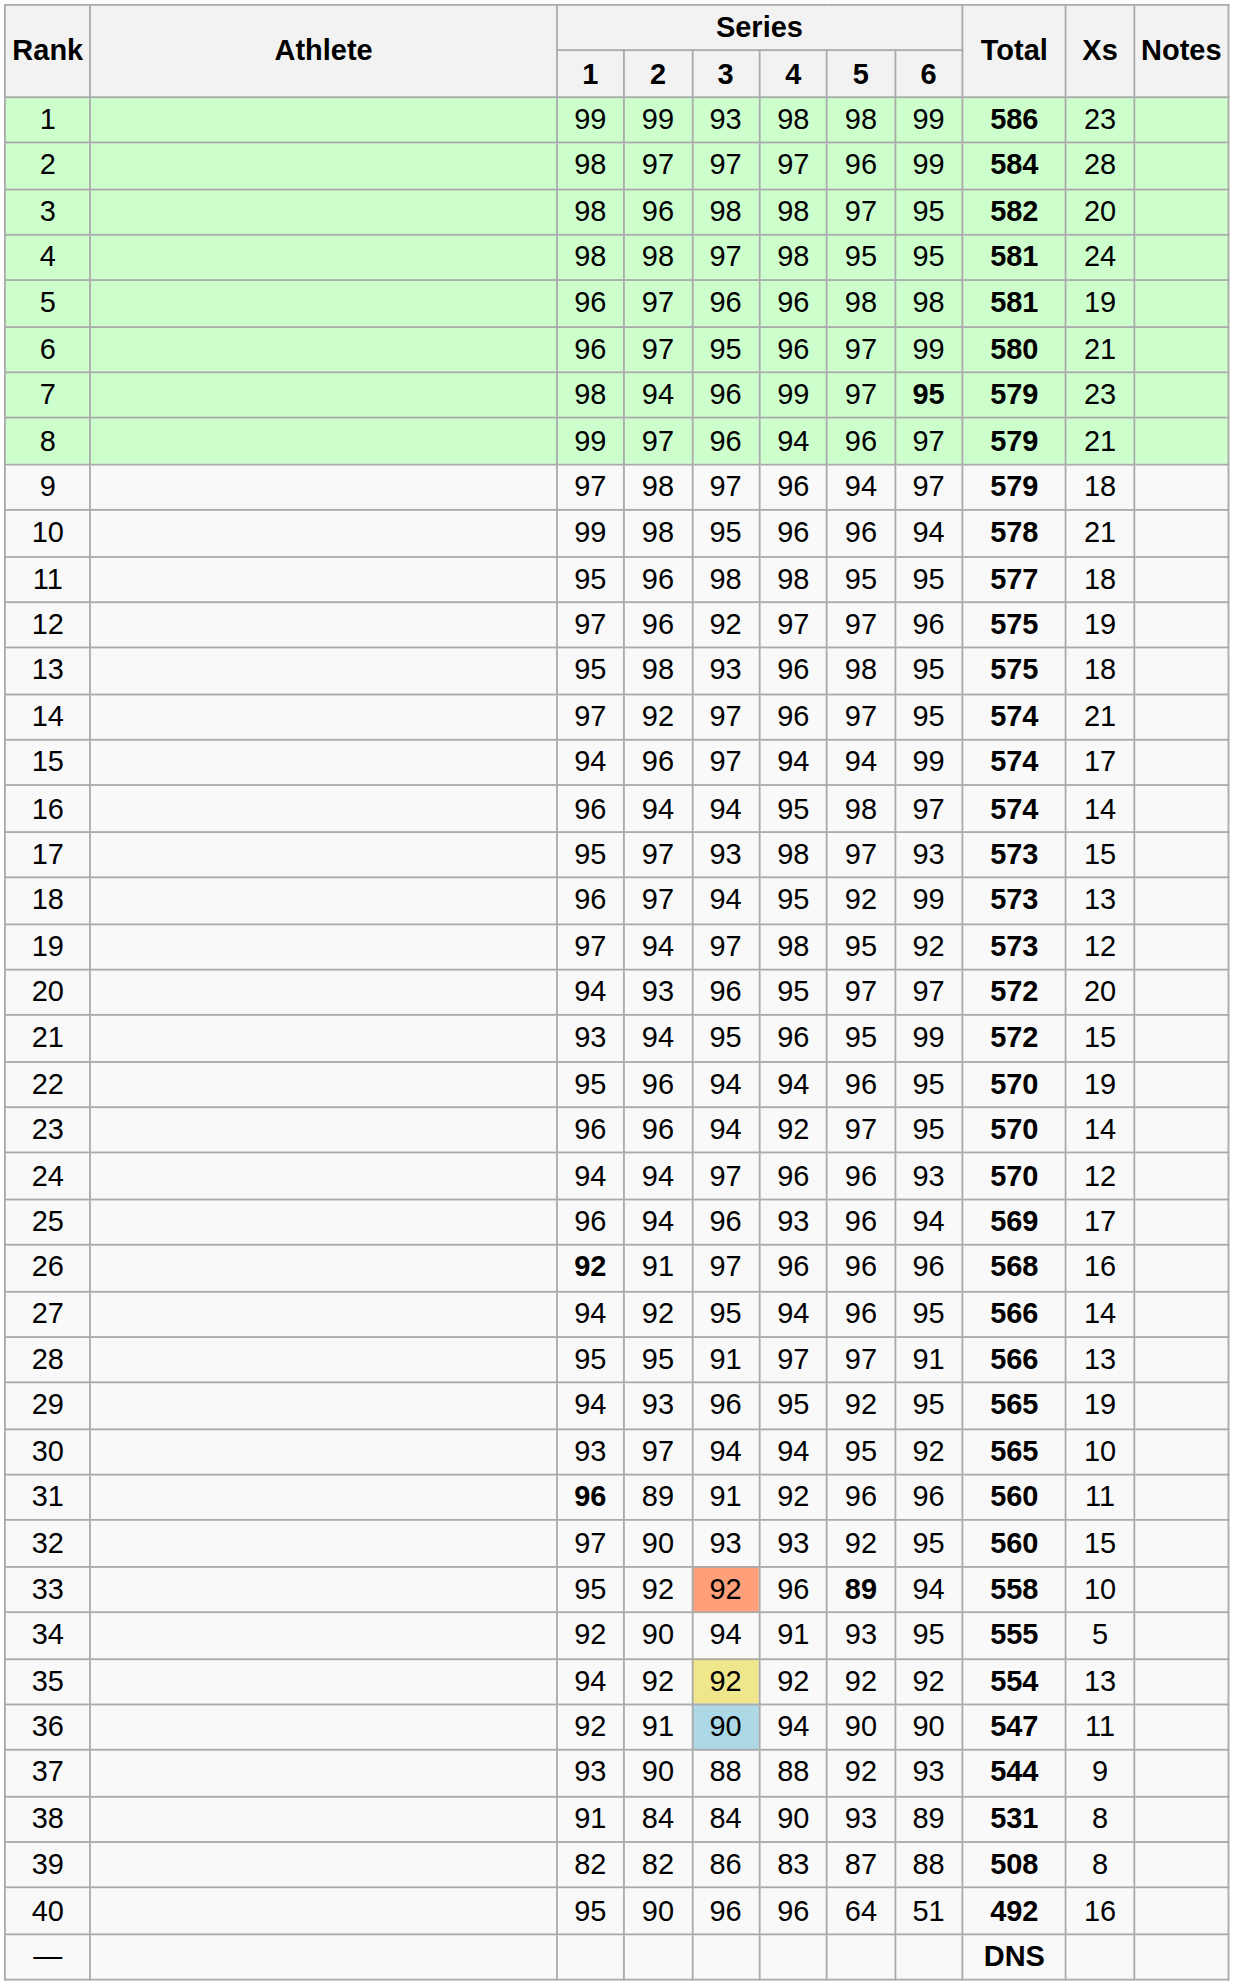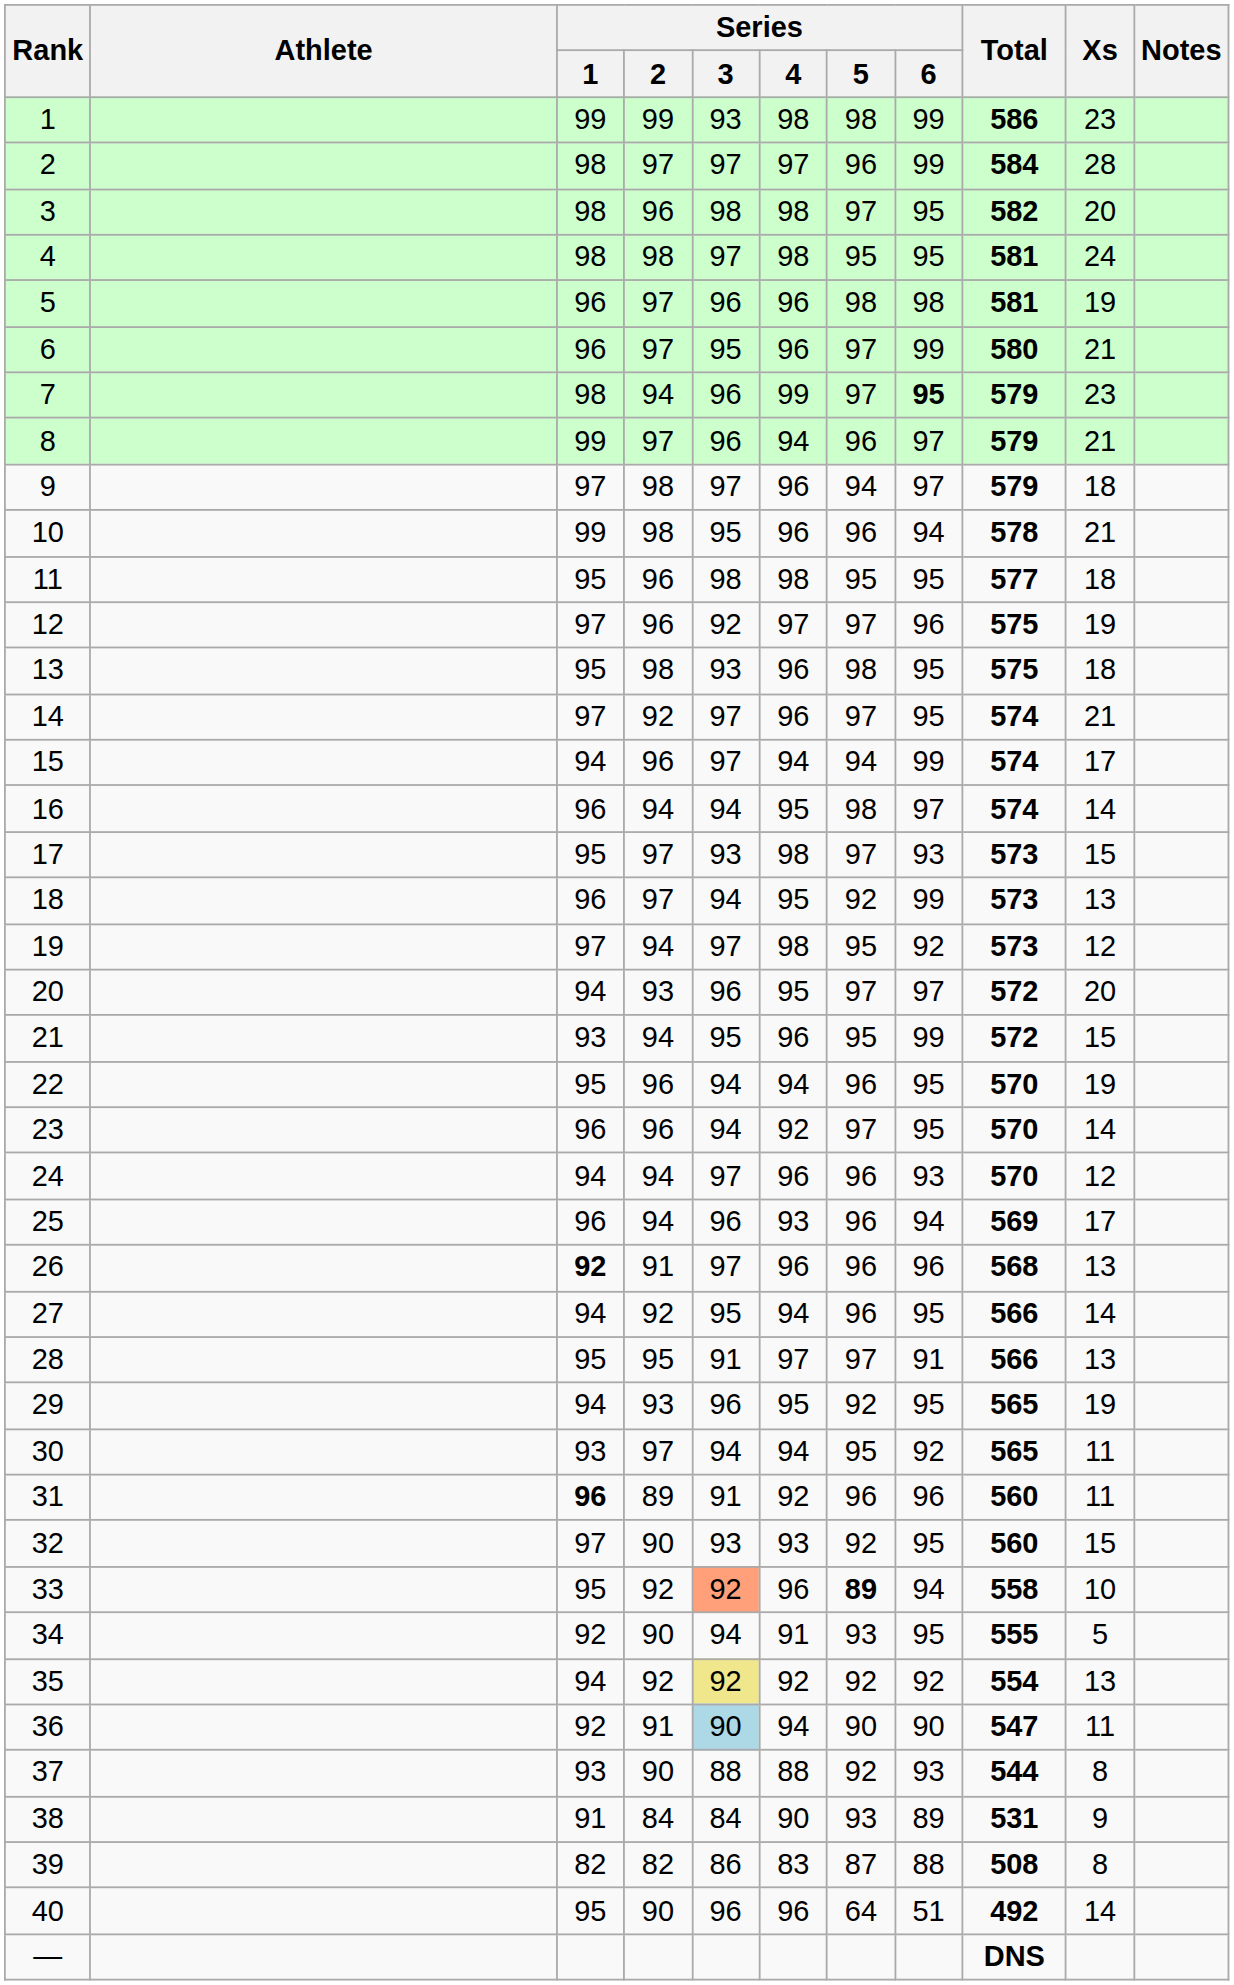(1100, 1267) 16 -> (1100, 1267) 13
(1100, 1451) 10 -> (1100, 1451) 11
(1100, 1772) 9 -> (1100, 1772) 8
(1100, 1818) 8 -> (1100, 1818) 9
(1100, 1910) 16 -> (1100, 1910) 14
